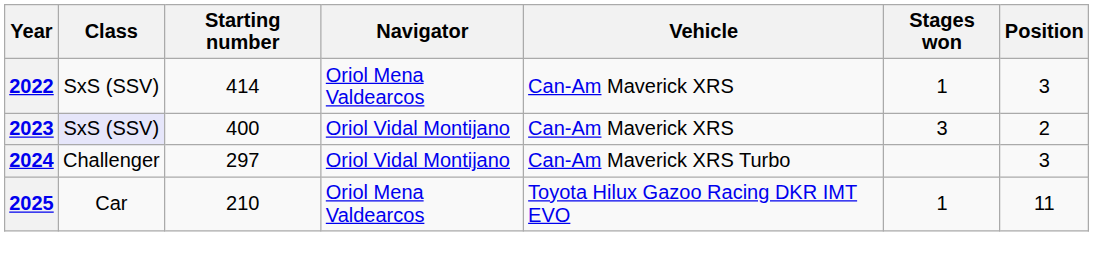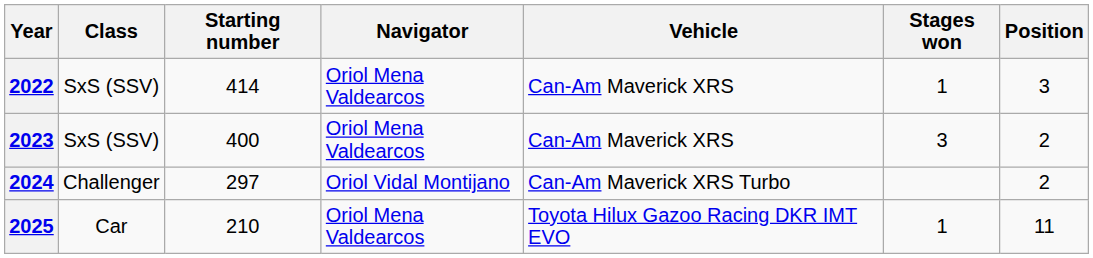(111, 128) lavender background -> (111, 140) no background
(418, 128) Oriol Vidal Montijano -> (375, 140) Oriol Mena Valdearcos
(1044, 160) 3 -> (1044, 183) 2
